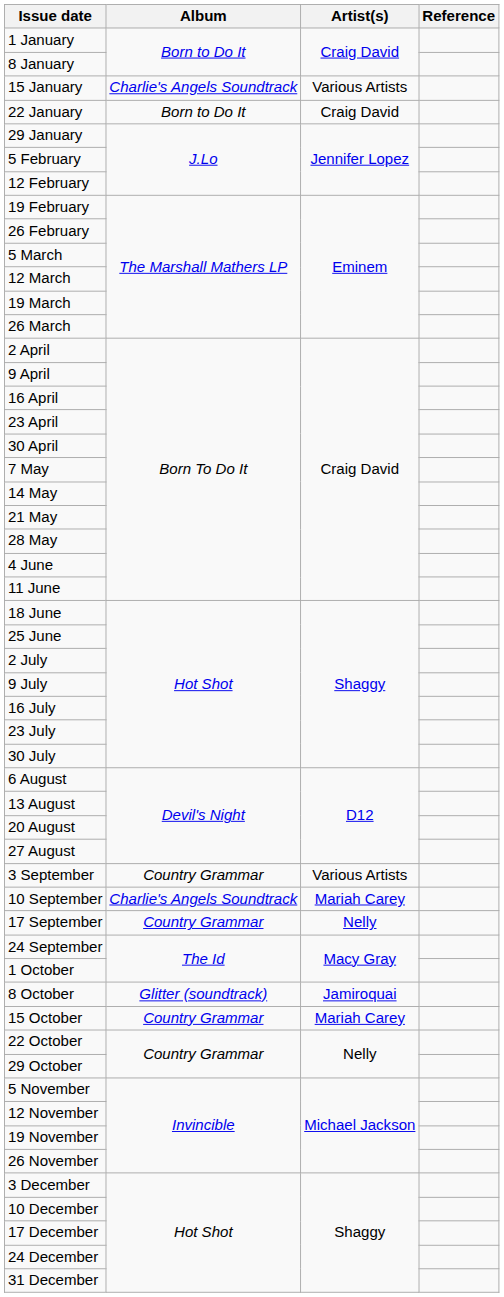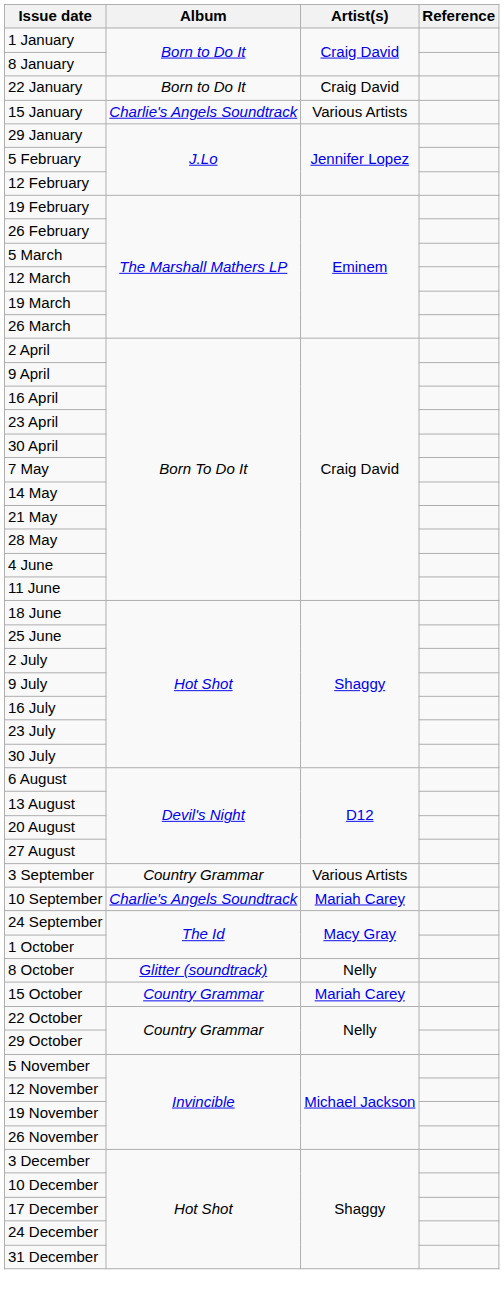rows swapped: (45, 87) <-> (45, 111)
- row: (55, 922)
(360, 994) Jamiroquai -> (360, 970) Nelly
